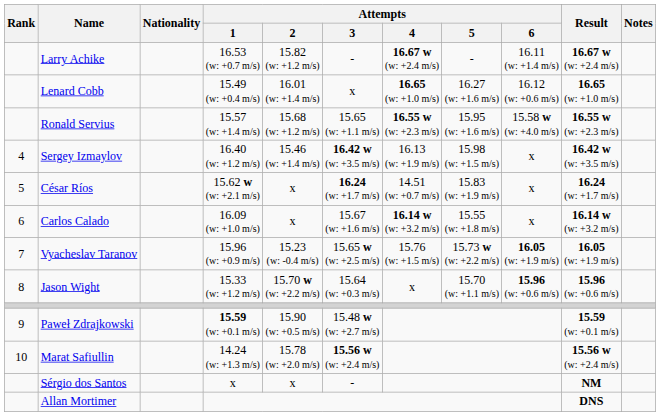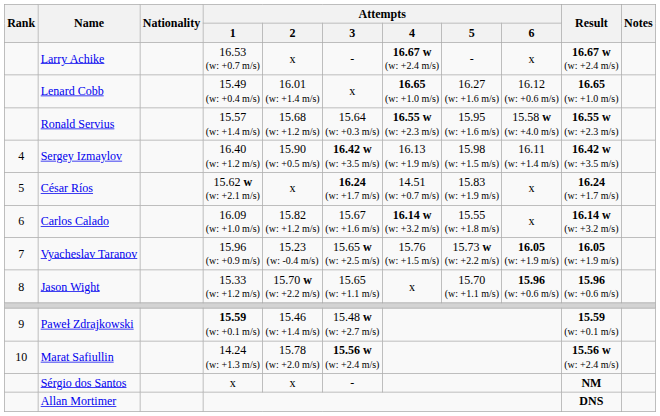(293, 58) 15.82 (w: +1.2 m/s) -> (293, 58) x
(532, 58) 16.11 (w: +1.4 m/s) -> (532, 58) x
(352, 123) 15.65 (w: +1.1 m/s) -> (352, 123) 15.64 (w: +0.3 m/s)
(293, 156) 15.46 (w: +1.4 m/s) -> (293, 156) 15.90 (w: +0.5 m/s)
(532, 156) x -> (532, 156) 16.11 (w: +1.4 m/s)
(293, 221) x -> (293, 221) 15.82 (w: +1.2 m/s)
(352, 286) 15.64 (w: +0.3 m/s) -> (352, 286) 15.65 (w: +1.1 m/s)
(293, 324) 15.90 (w: +0.5 m/s) -> (293, 324) 15.46 (w: +1.4 m/s)
